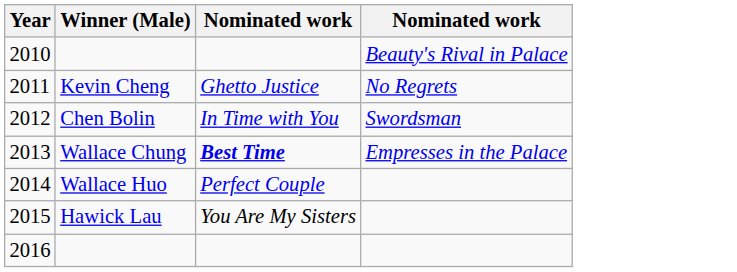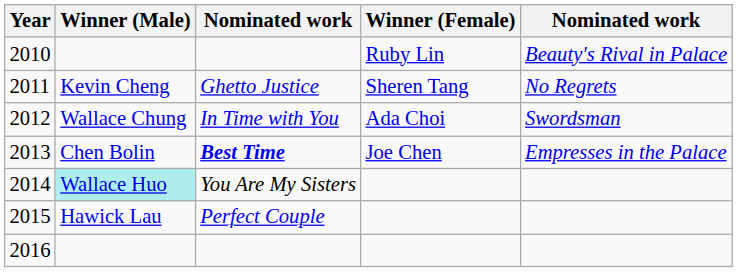+ column: (441, 20)
(108, 119) Chen Bolin -> (123, 119) Wallace Chung
(123, 151) Wallace Chung -> (108, 151) Chen Bolin
(114, 184) no background -> (114, 184) paleturquoise background
(262, 184) Perfect Couple -> (278, 184) You Are My Sisters
(278, 217) You Are My Sisters -> (262, 217) Perfect Couple
